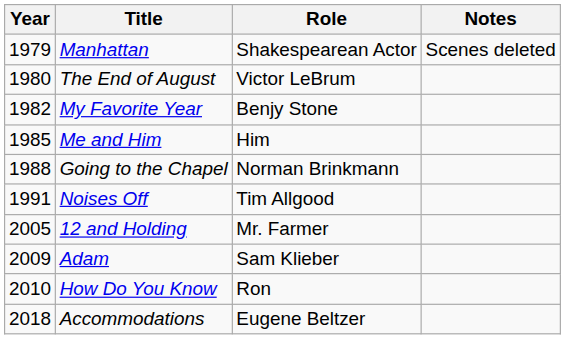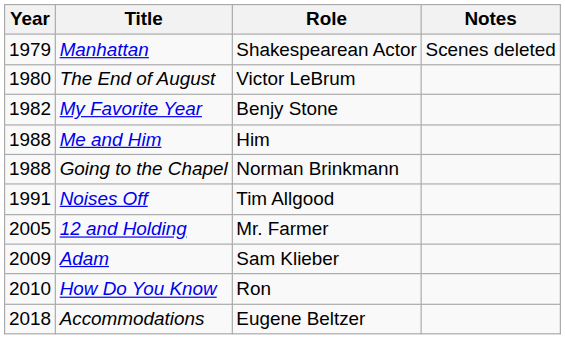(30, 139) 1985 -> (30, 139) 1988
